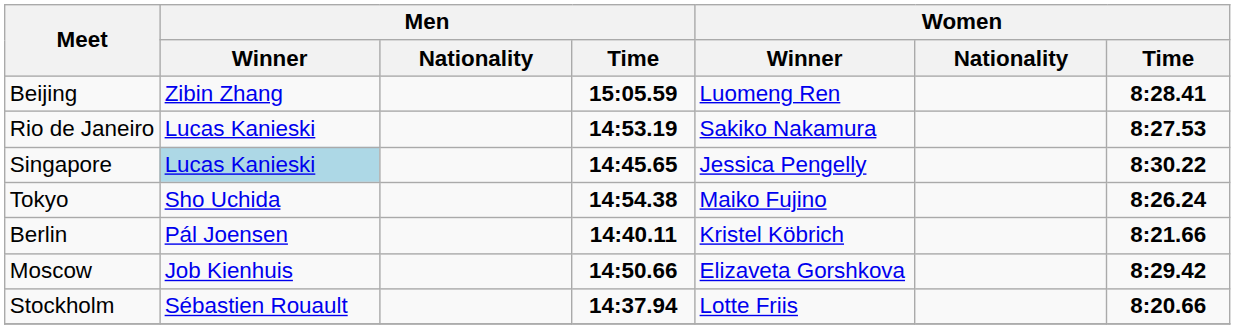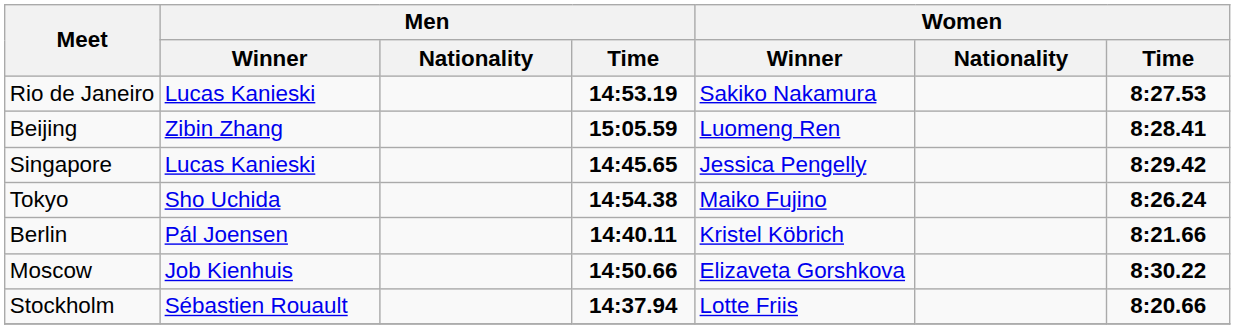rows swapped: (82, 128) <-> (43, 93)
(240, 164) lightblue background -> (240, 164) no background
(1168, 164) 8:30.22 -> (1168, 164) 8:29.42
(1168, 270) 8:29.42 -> (1168, 270) 8:30.22
